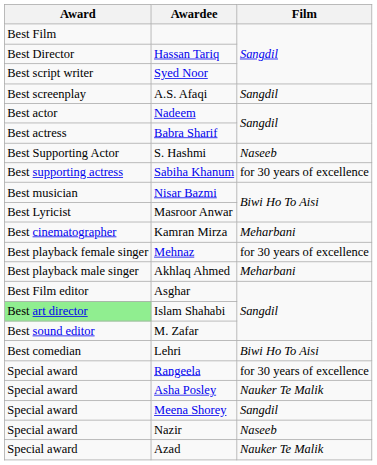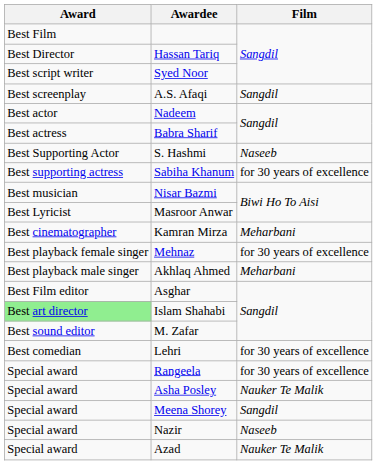(279, 350) Biwi Ho To Aisi -> (304, 350) for 30 years of excellence
